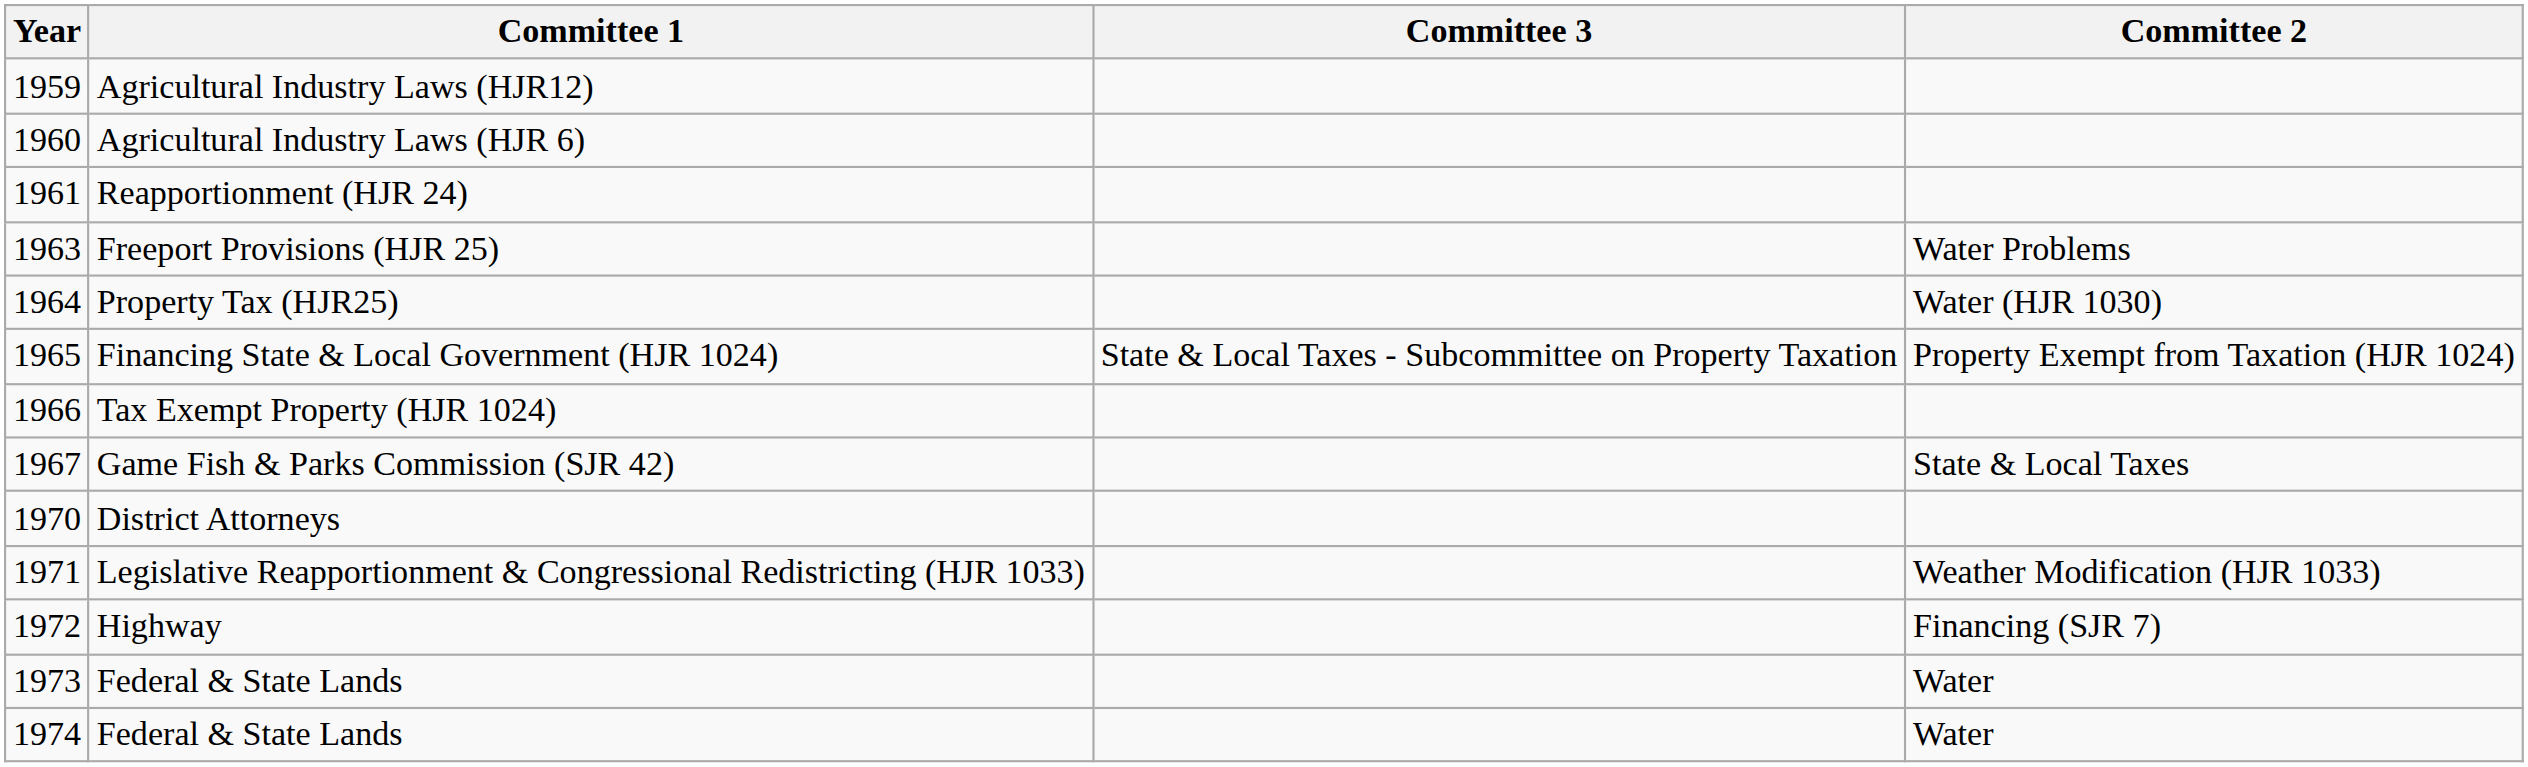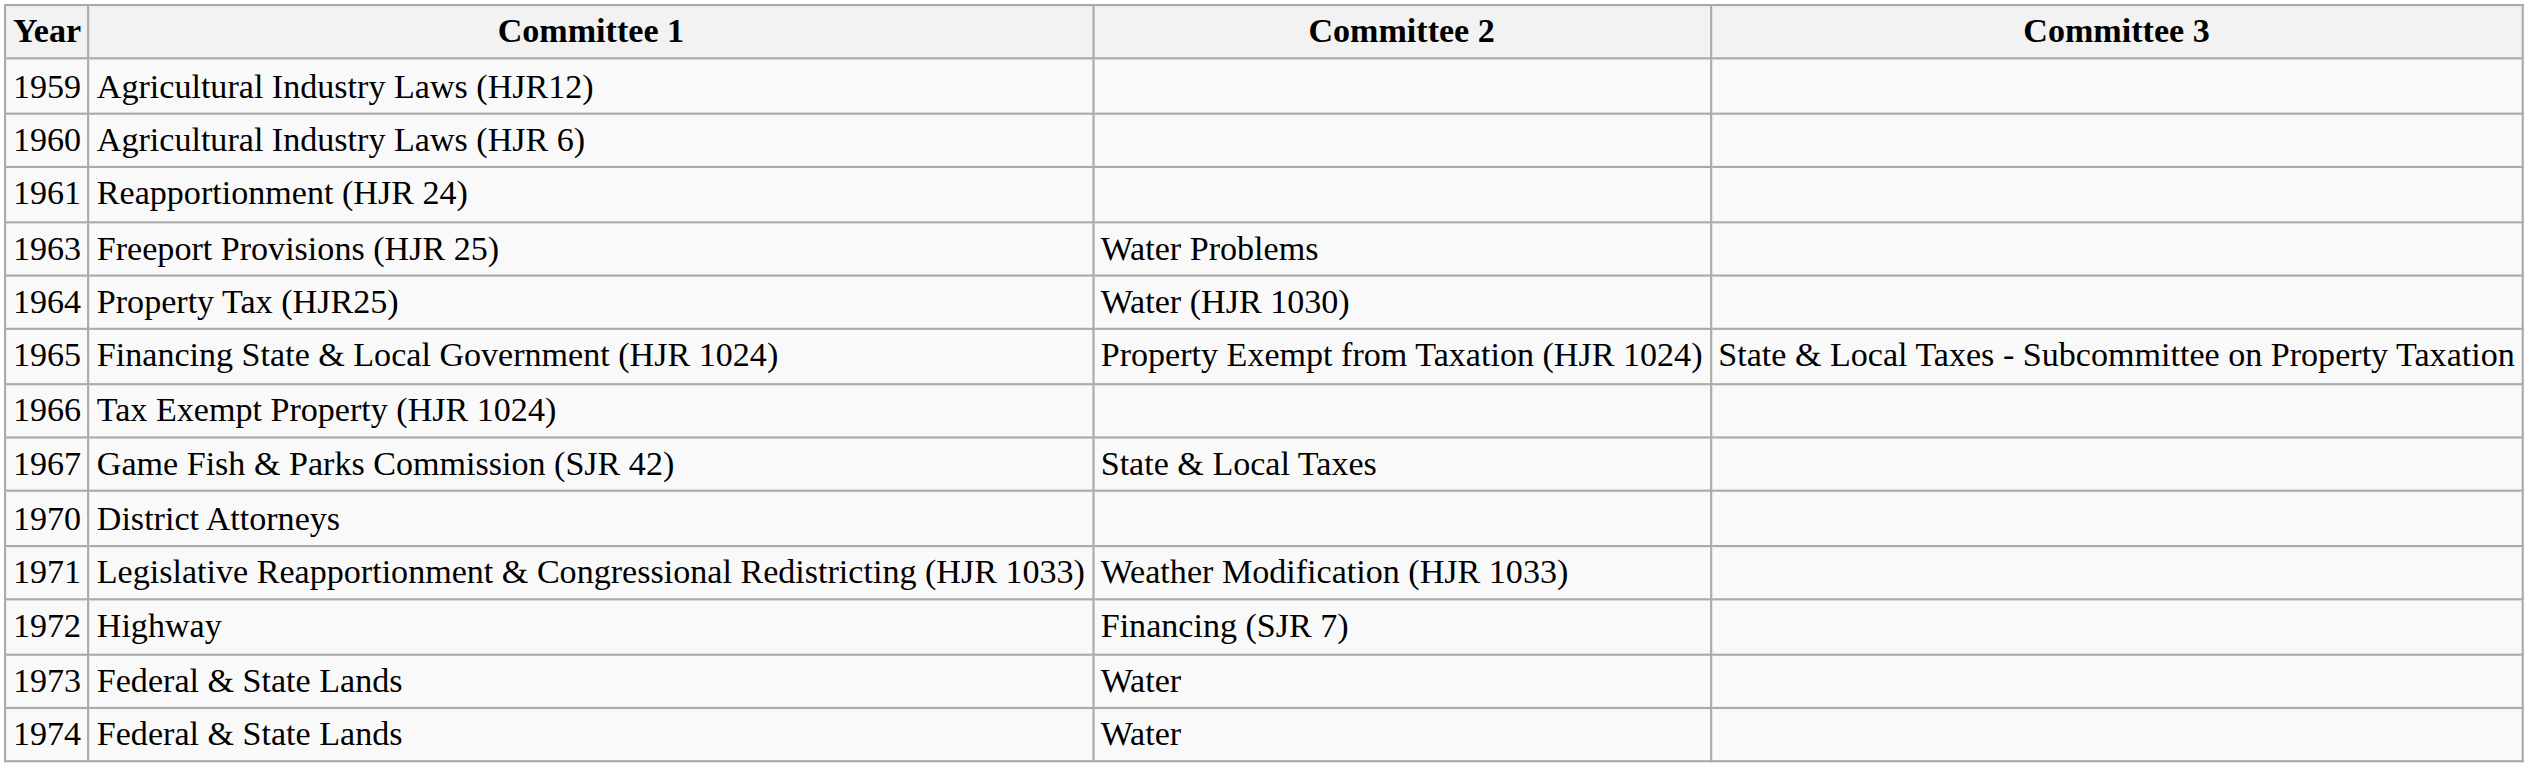columns swapped: (2214, 31) <-> (1499, 31)
